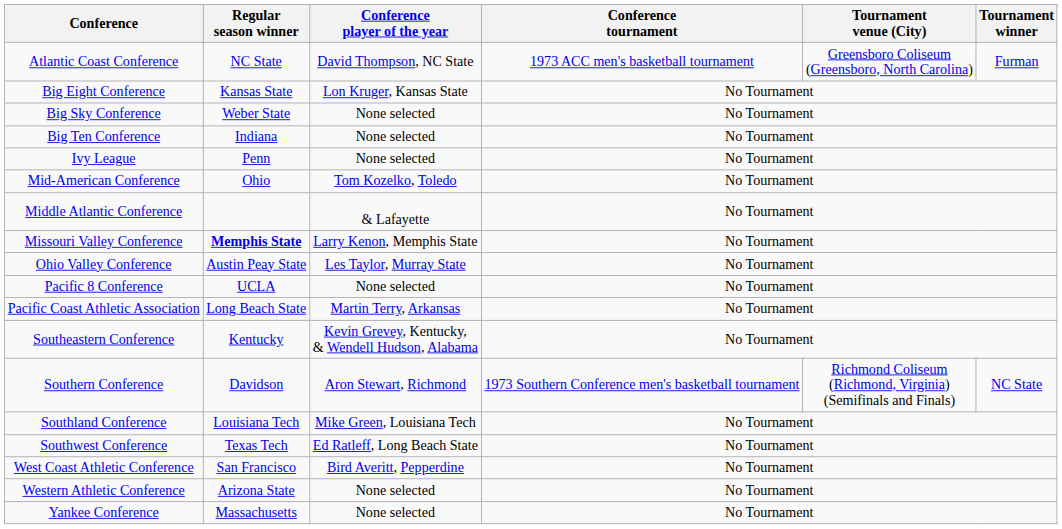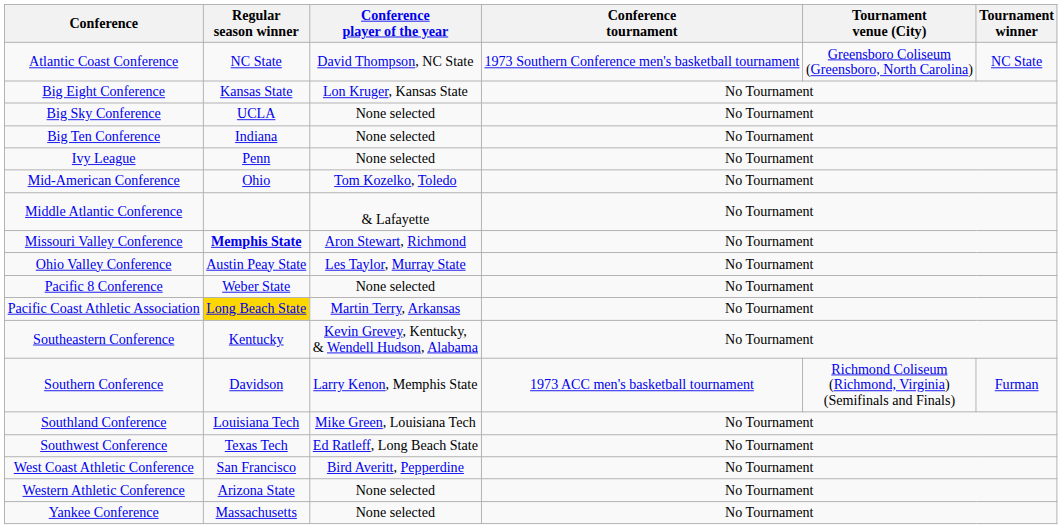(642, 61) 1973 ACC men's basketball tournament -> (642, 61) 1973 Southern Conference men's basketball tournament
(1017, 61) Furman -> (1017, 61) NC State
(256, 114) Weber State -> (256, 114) UCLA
(395, 241) Larry Kenon, Memphis State -> (395, 241) Aron Stewart, Richmond
(256, 286) UCLA -> (256, 286) Weber State
(256, 308) no background -> (256, 308) gold background
(395, 385) Aron Stewart, Richmond -> (395, 385) Larry Kenon, Memphis State
(642, 385) 1973 Southern Conference men's basketball tournament -> (642, 385) 1973 ACC men's basketball tournament
(1017, 385) NC State -> (1017, 385) Furman
